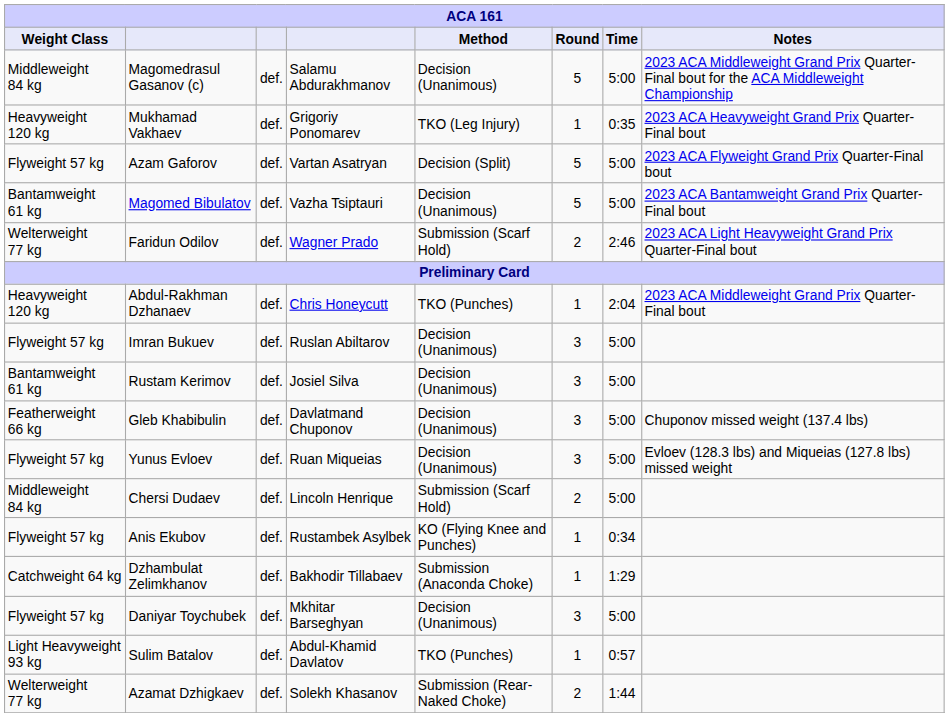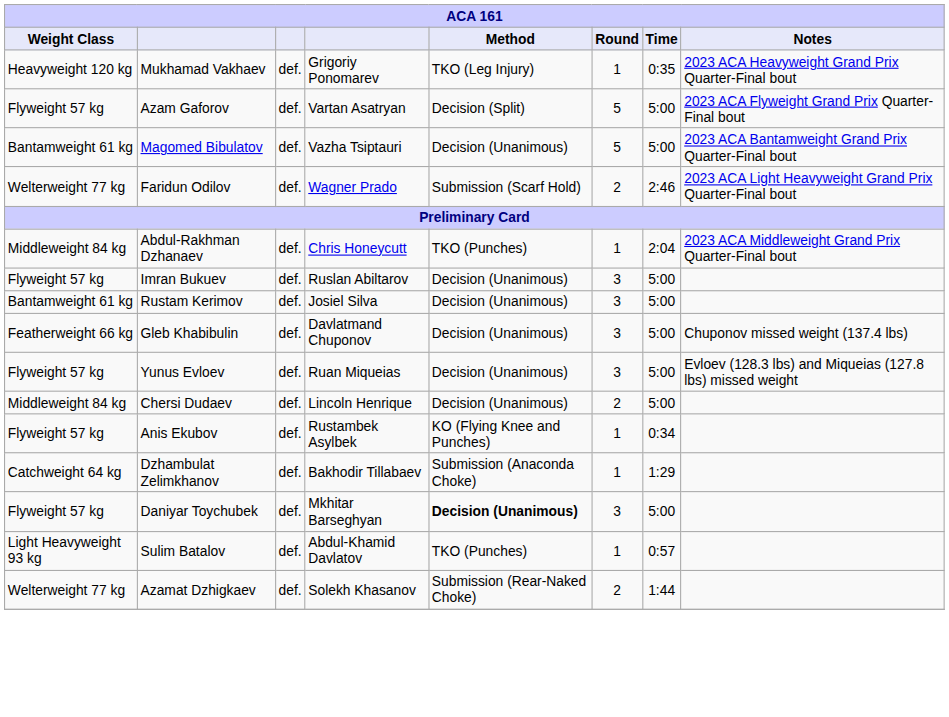- row: (174, 77)
(47, 303) Heavyweight 120 kg -> (67, 248) Middleweight 84 kg
(474, 498) Submission (Scarf Hold) -> (500, 403) Decision (Unanimous)
(457, 615) normal -> (505, 511) bold
